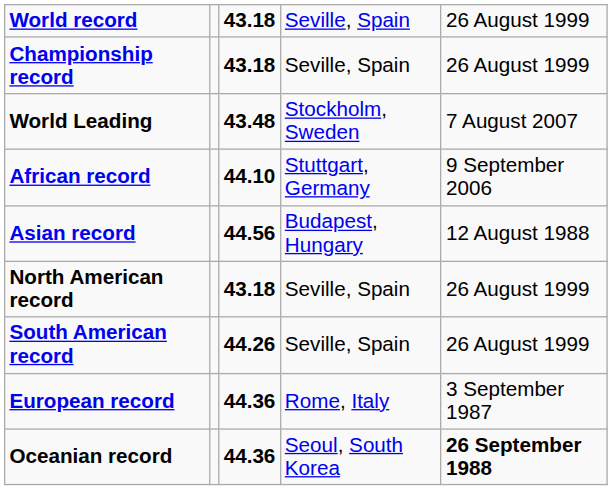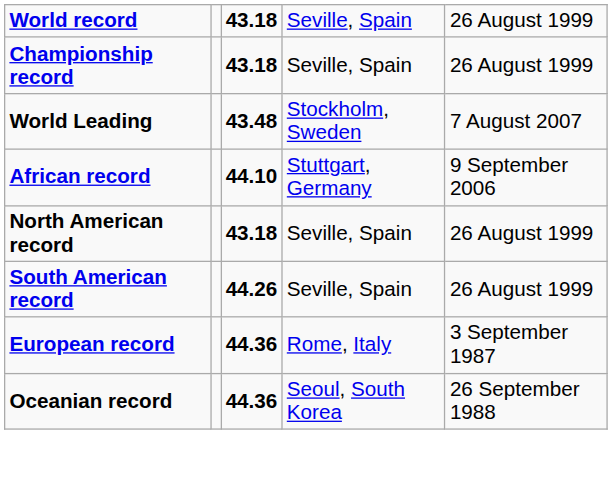- row: (72, 233)
(514, 456) bold -> (515, 400) normal
